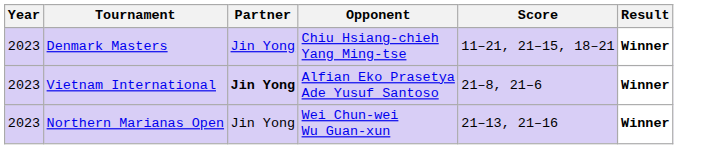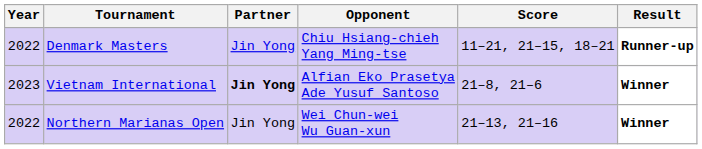(24, 46) 2023 -> (24, 46) 2022
(645, 46) Winner -> (657, 46) Runner-up
(24, 124) 2023 -> (24, 124) 2022
